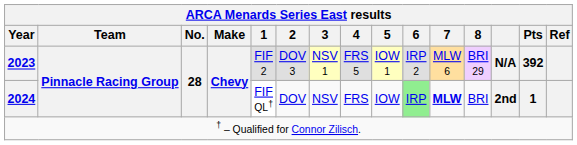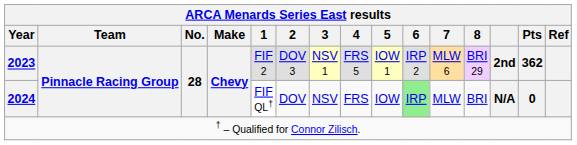(506, 63) N/A -> (505, 63) 2nd
(533, 63) 392 -> (532, 63) 362
(447, 99) bold -> (447, 99) normal
(506, 99) 2nd -> (505, 99) N/A
(533, 99) 1 -> (532, 99) 0
